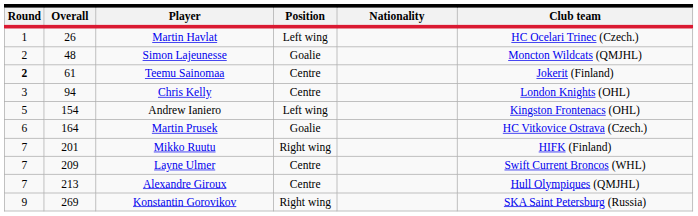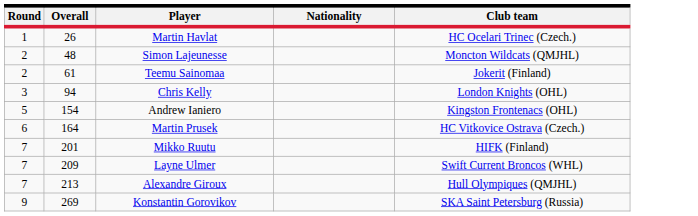- column: (305, 16)
(24, 74) bold -> (24, 74) normal
